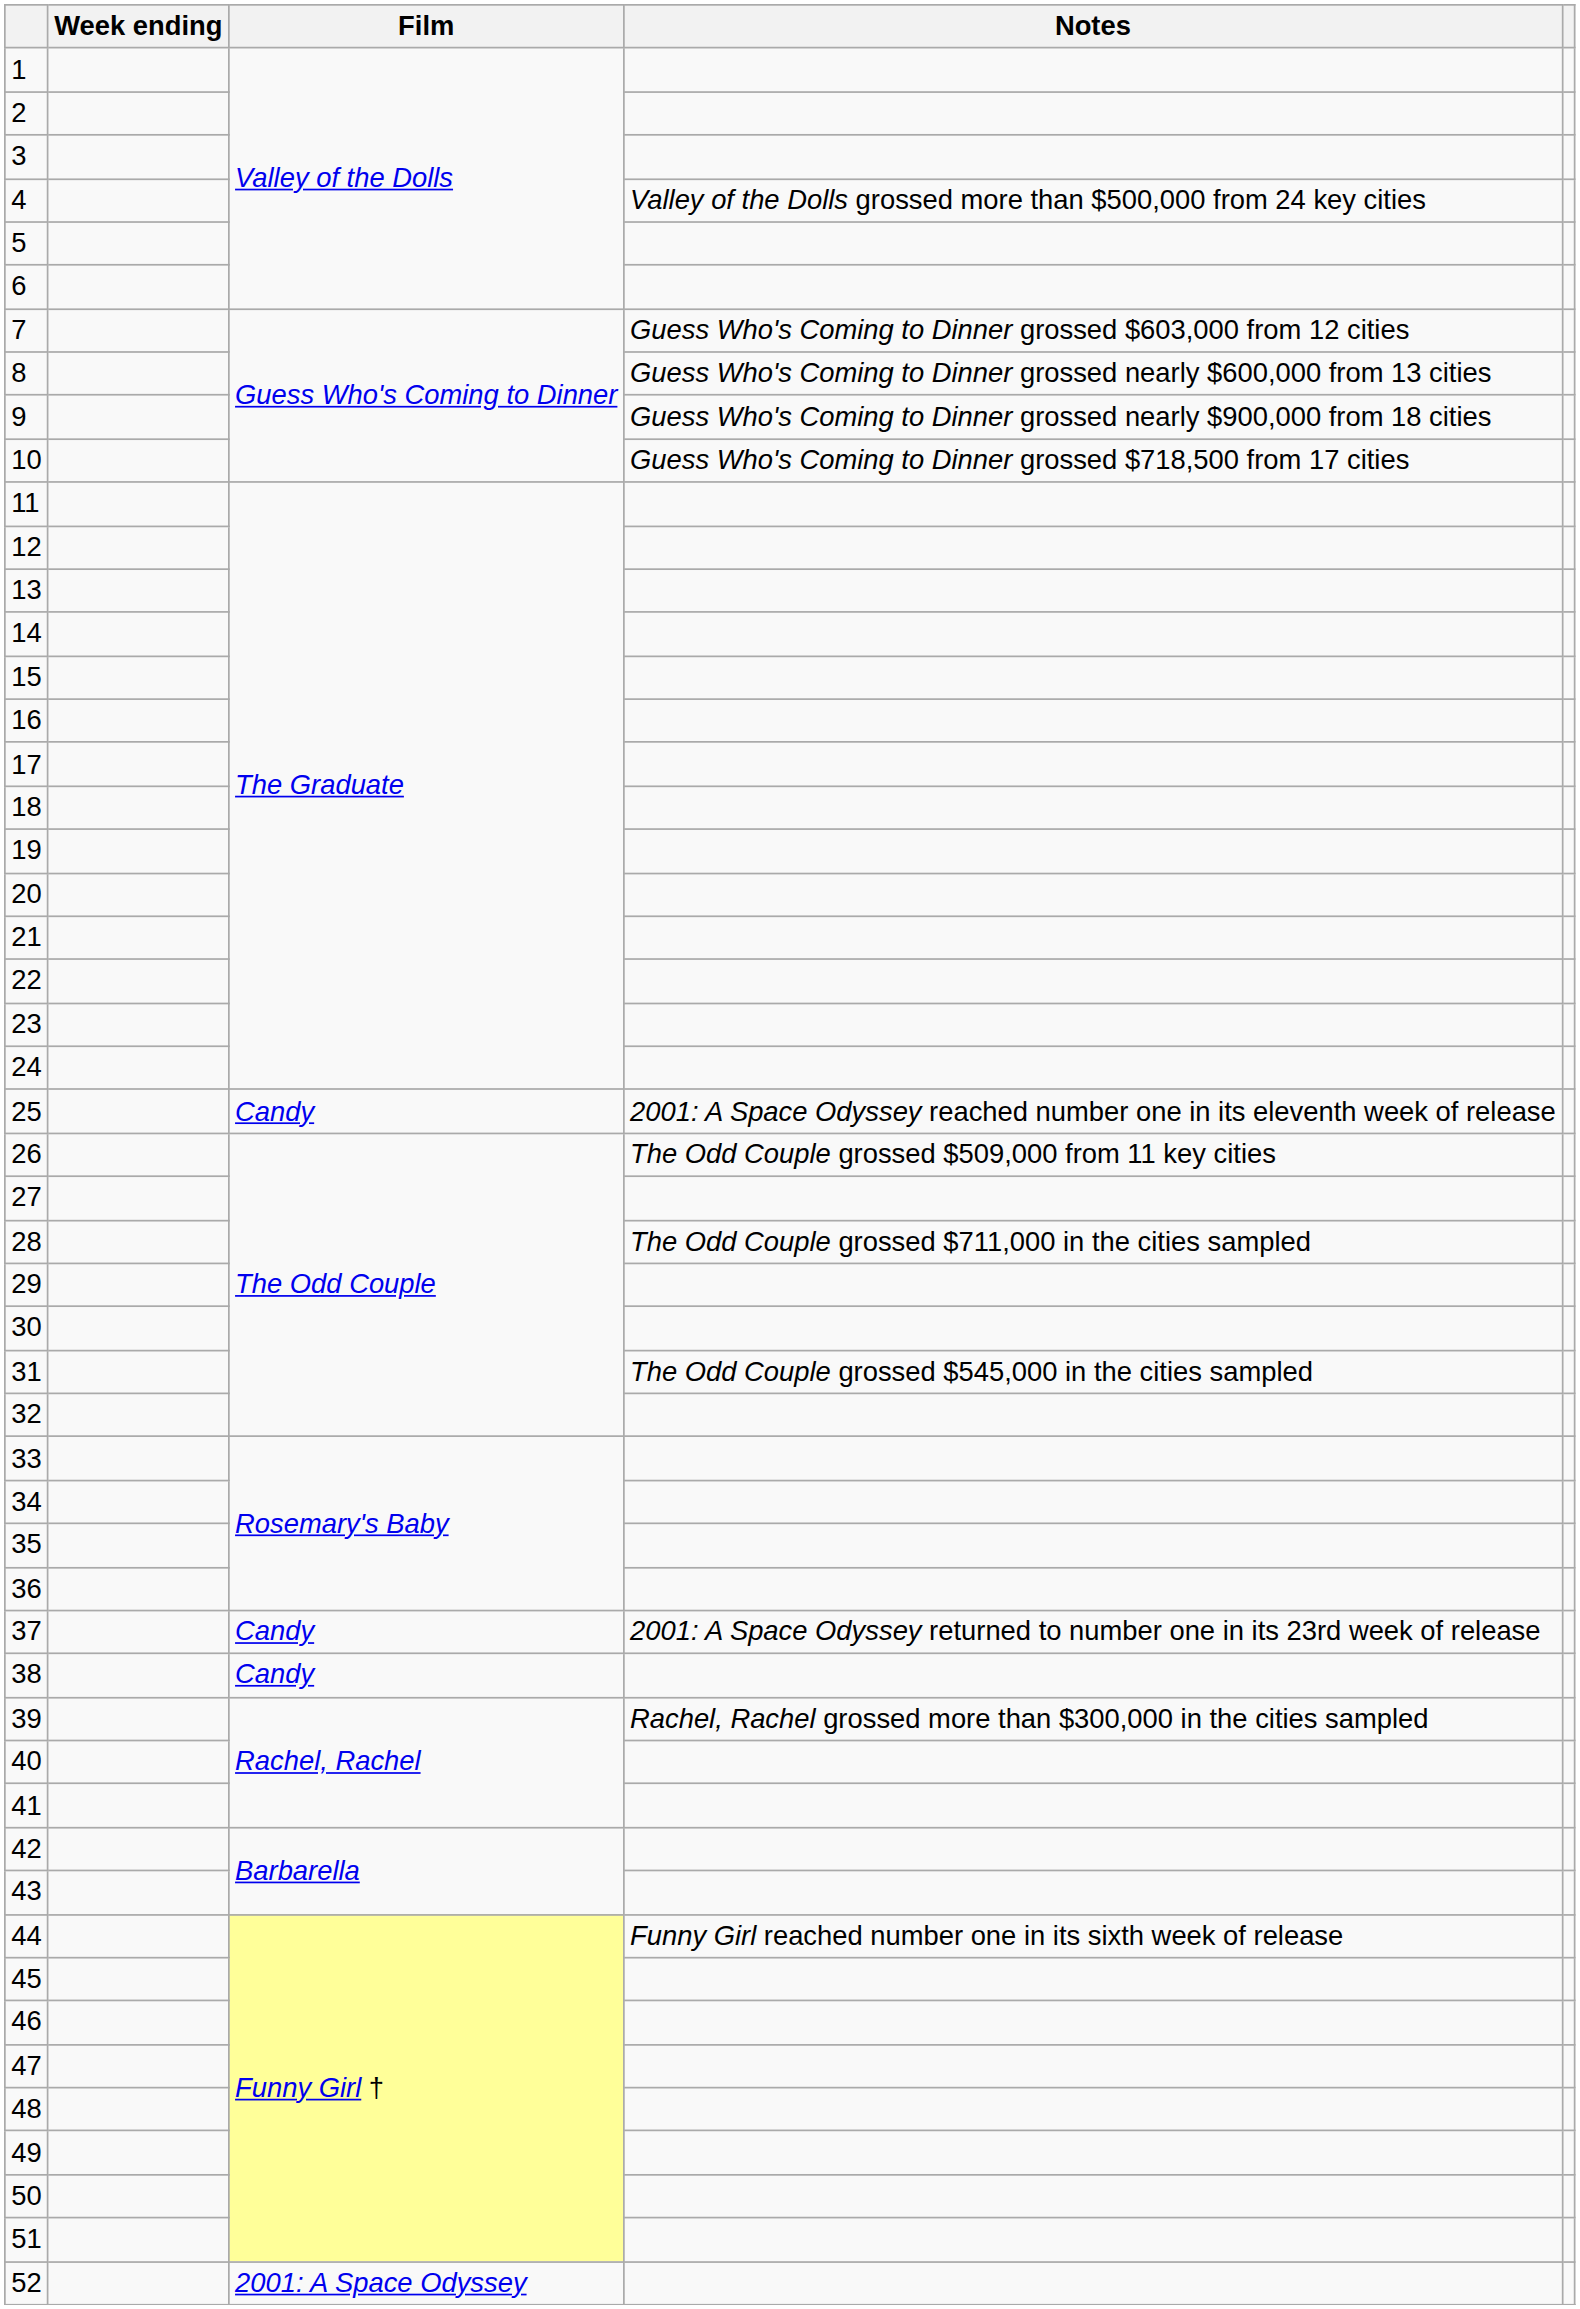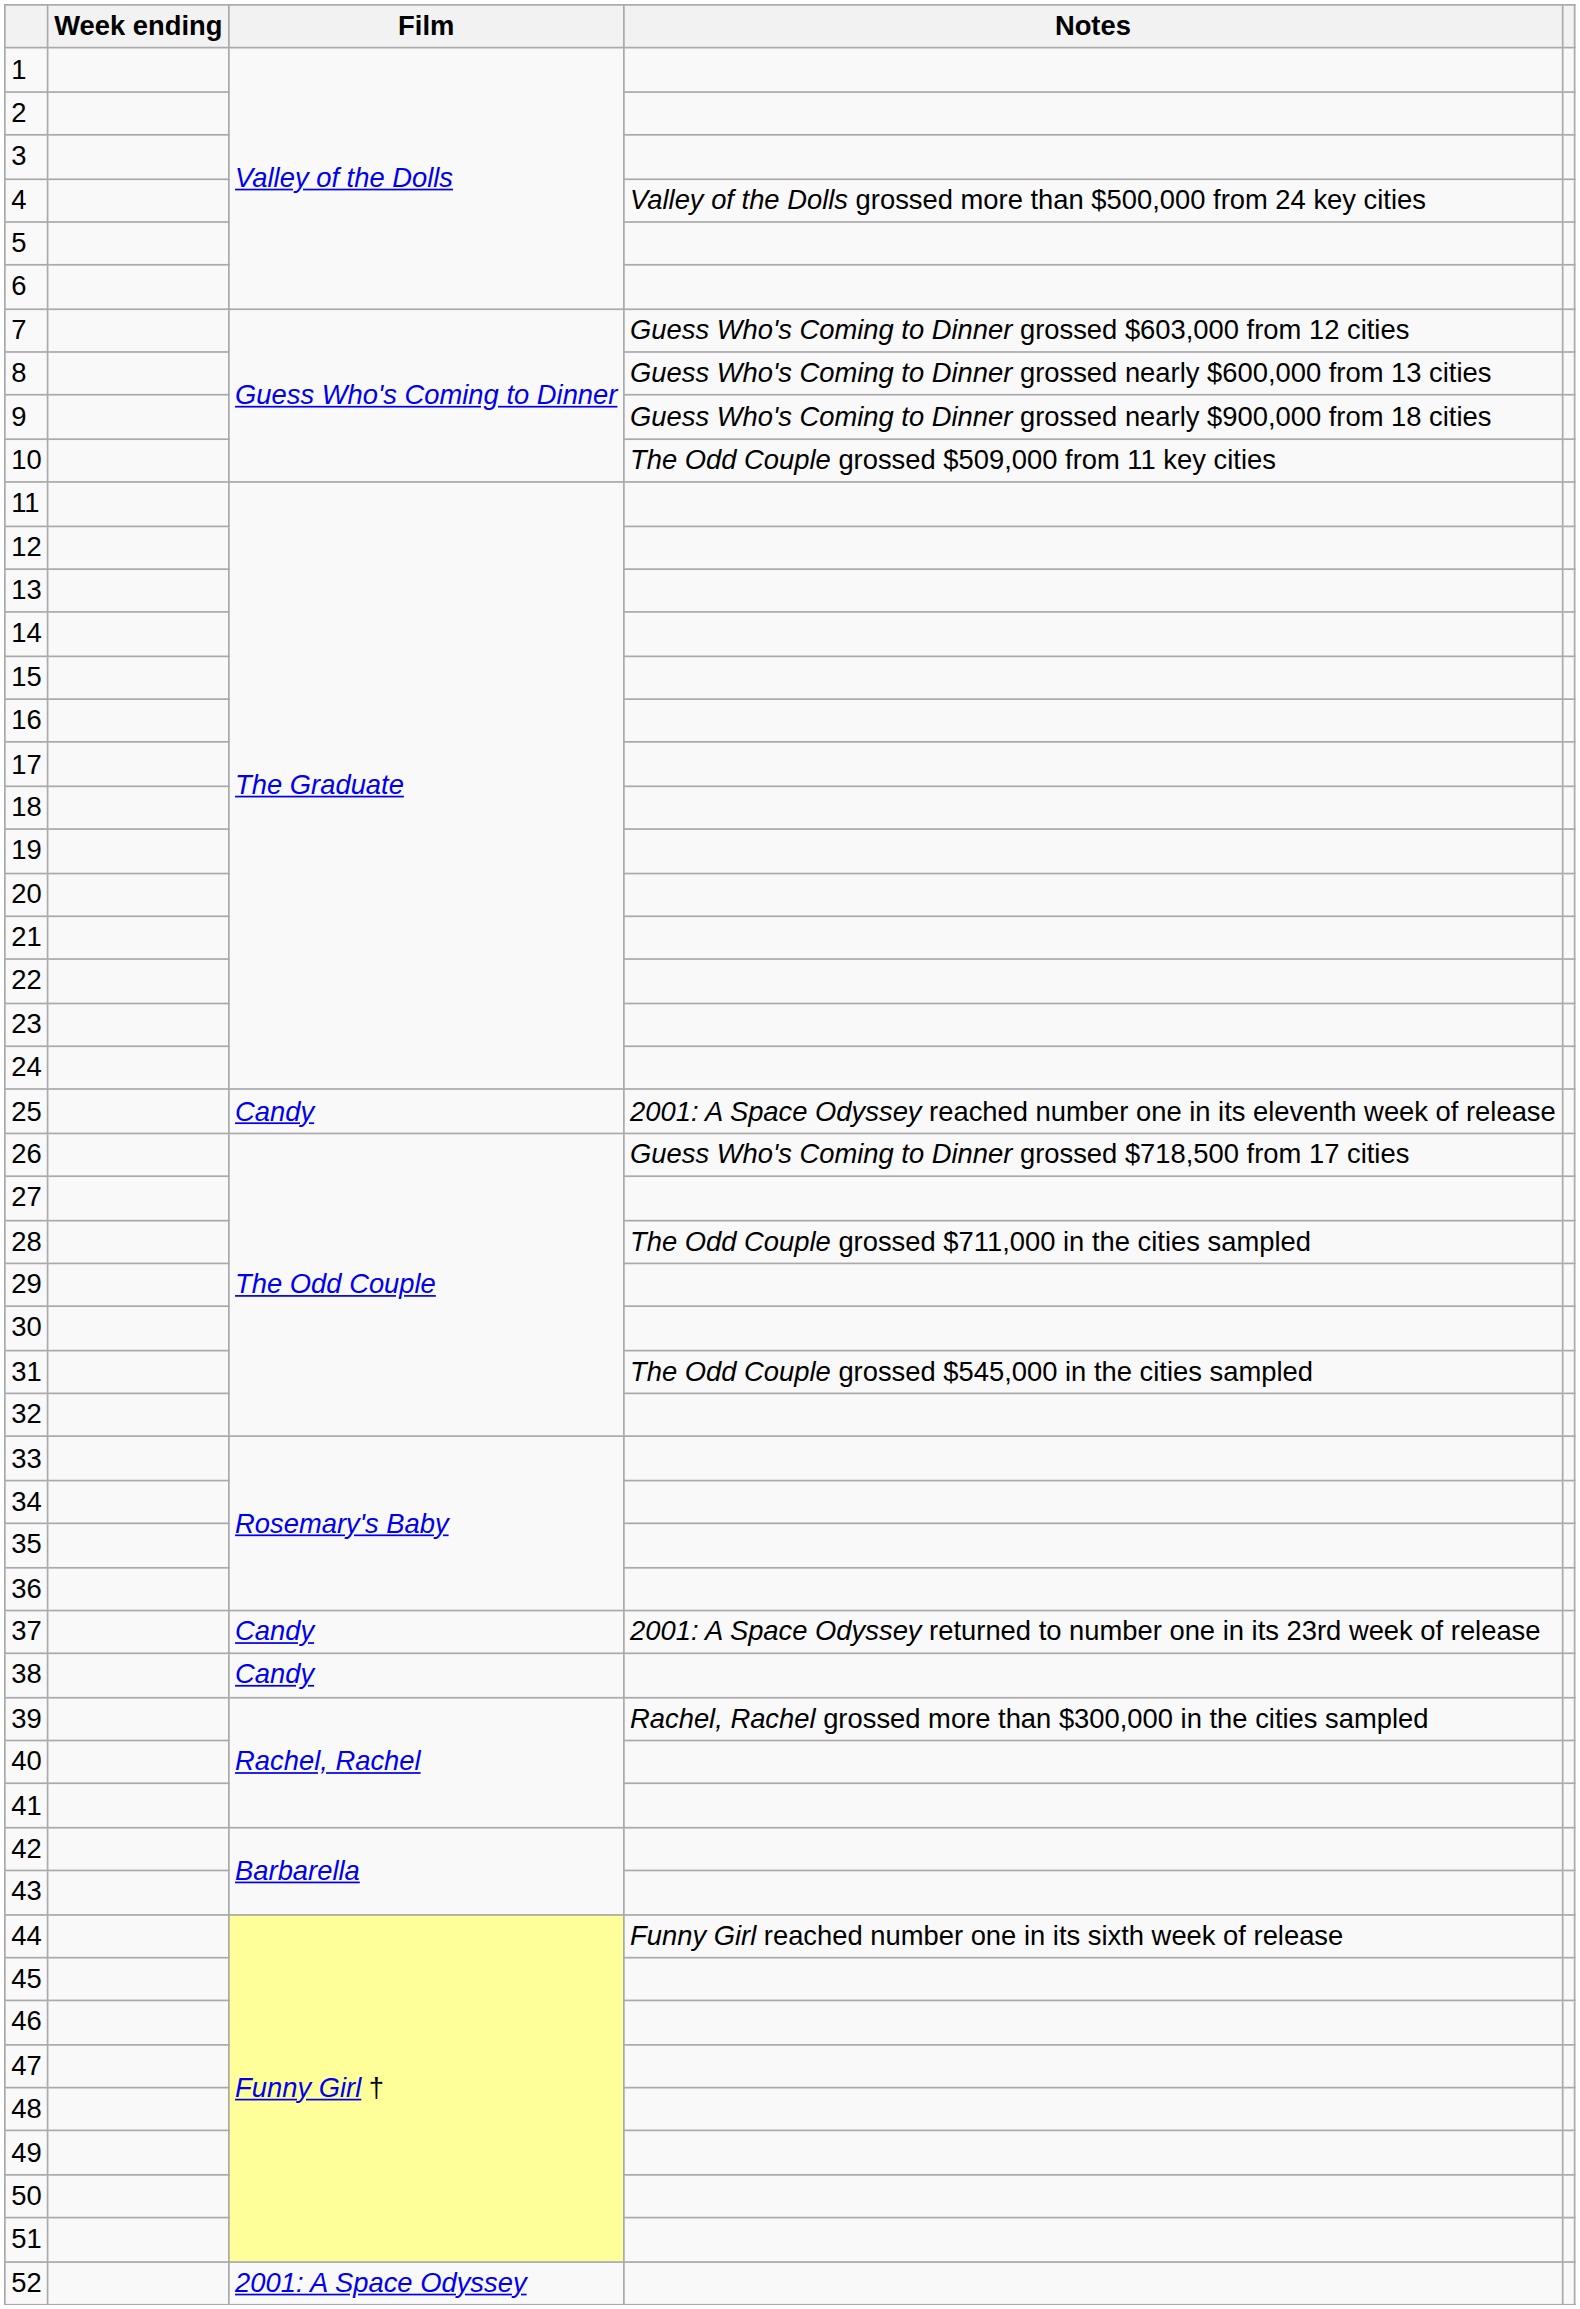(1020, 460) Guess Who's Coming to Dinner grossed $718,500 from 17 cities -> (953, 460) The Odd Couple grossed $509,000 from 11 key cities
(953, 1154) The Odd Couple grossed $509,000 from 11 key cities -> (1020, 1154) Guess Who's Coming to Dinner grossed $718,500 from 17 cities
